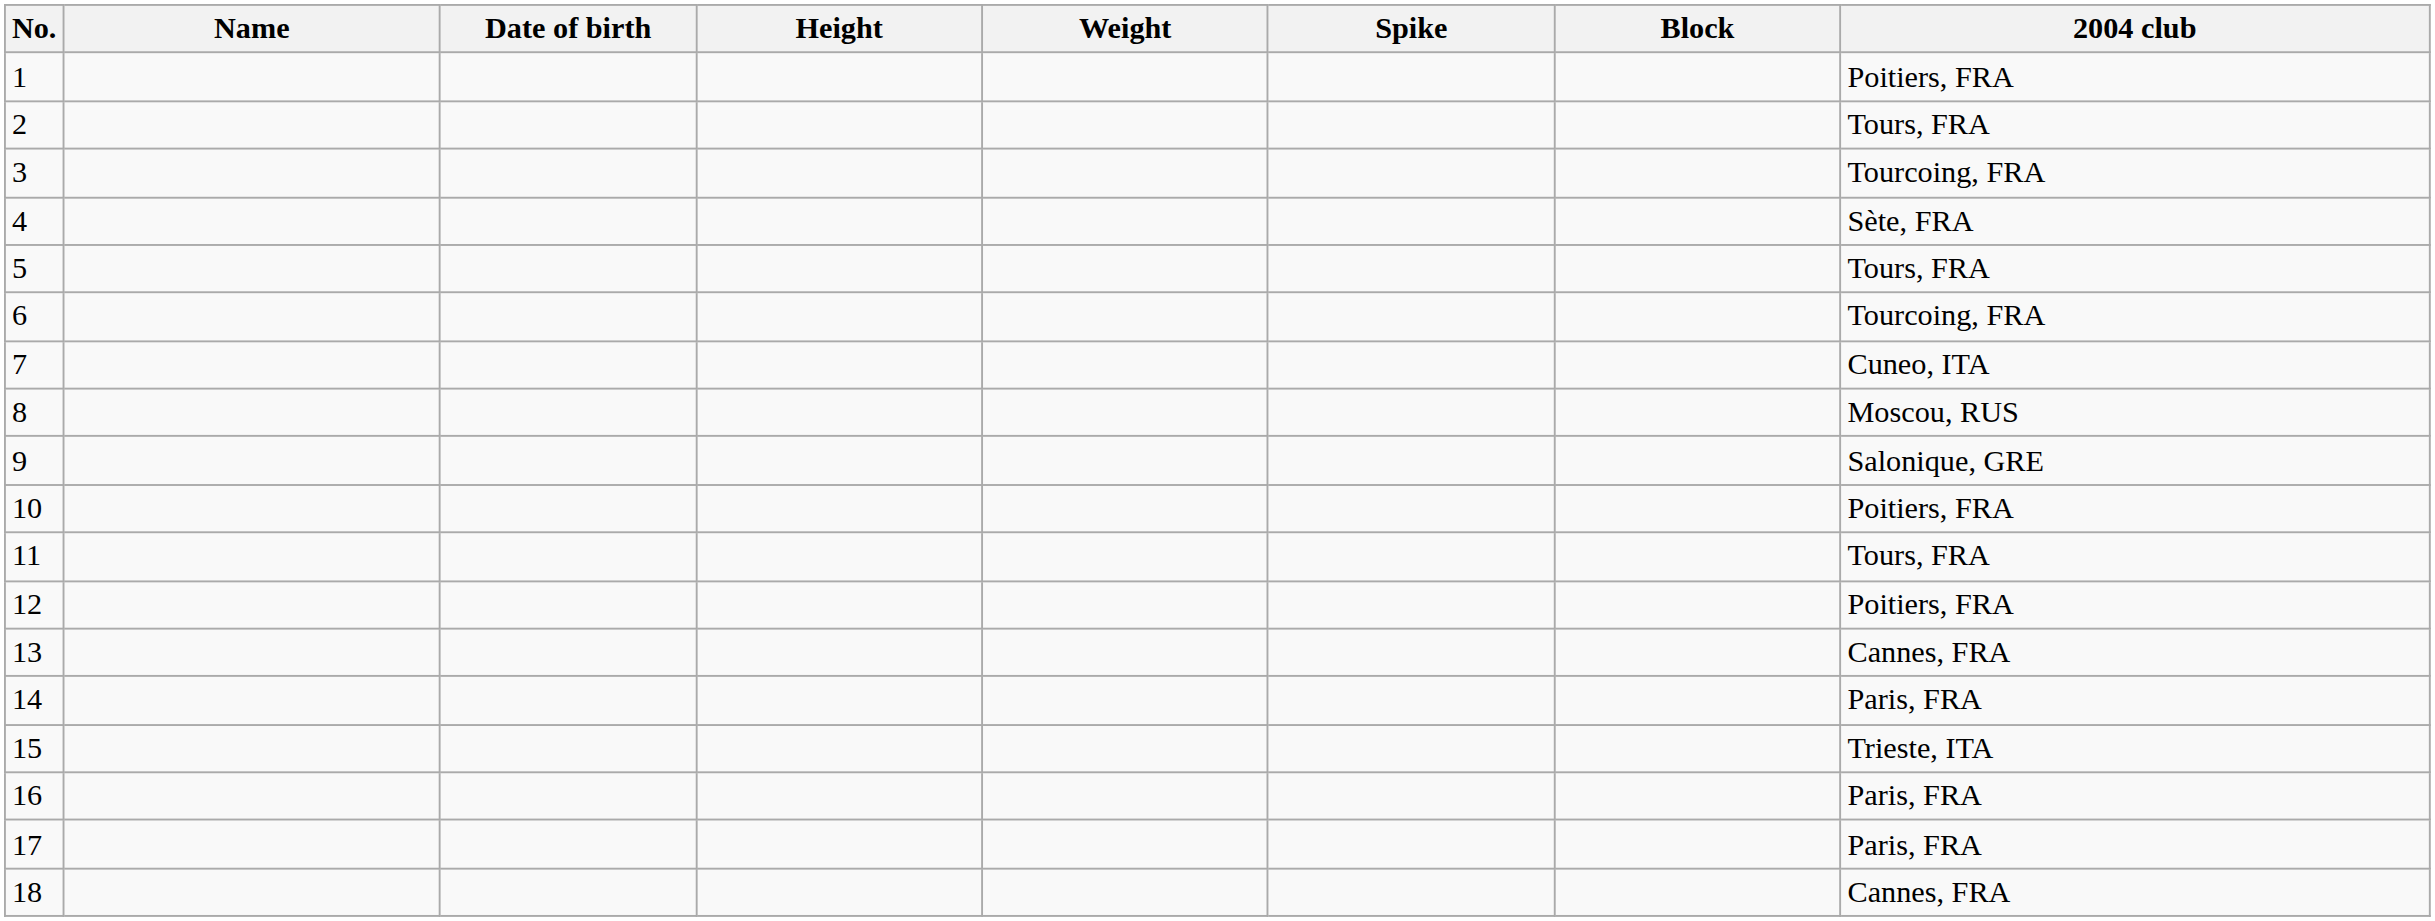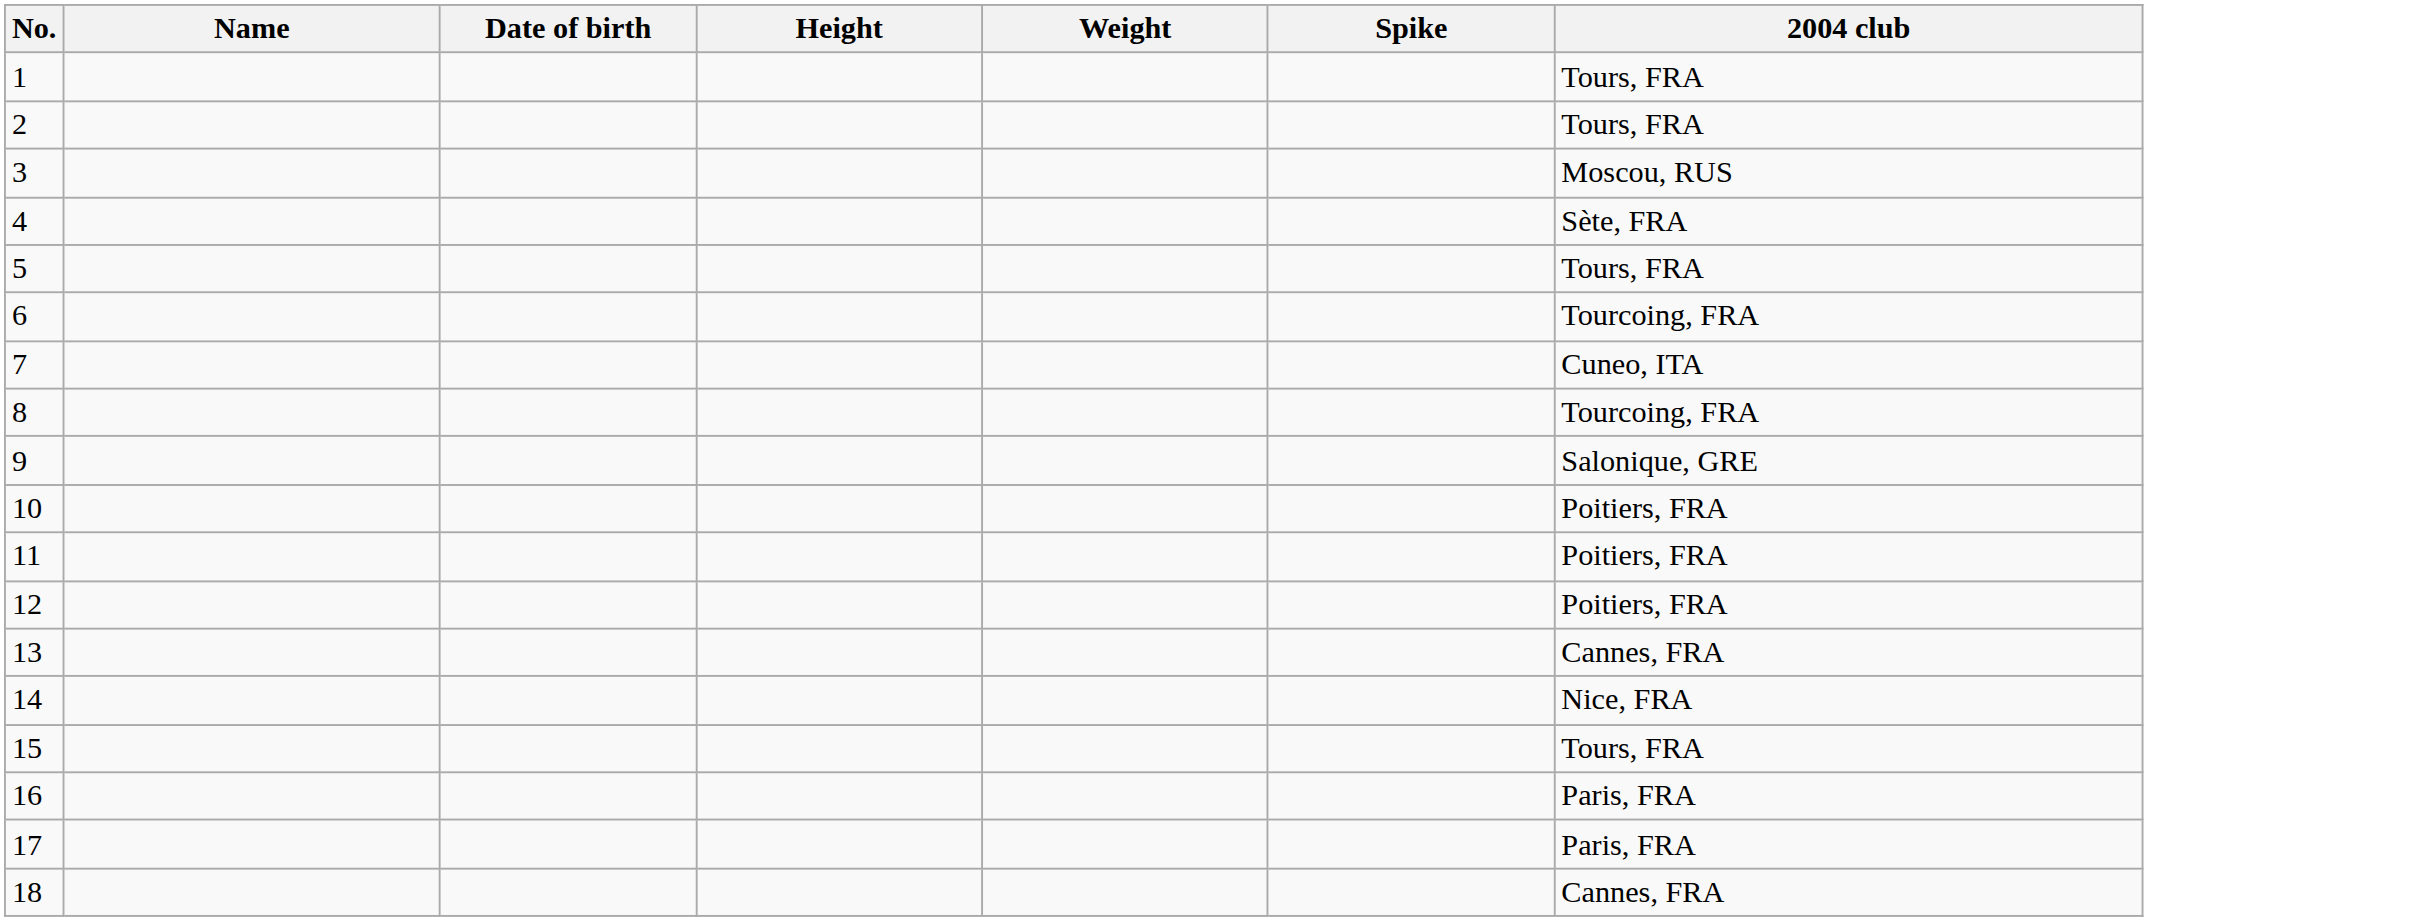- column: (1697, 28)
(1931, 76) Poitiers, FRA -> (1633, 76) Tours, FRA
(1946, 172) Tourcoing, FRA -> (1647, 172) Moscou, RUS
(1933, 412) Moscou, RUS -> (1660, 412) Tourcoing, FRA
(1919, 556) Tours, FRA -> (1645, 556) Poitiers, FRA
(1915, 699) Paris, FRA -> (1627, 699) Nice, FRA
(1920, 747) Trieste, ITA -> (1633, 747) Tours, FRA
